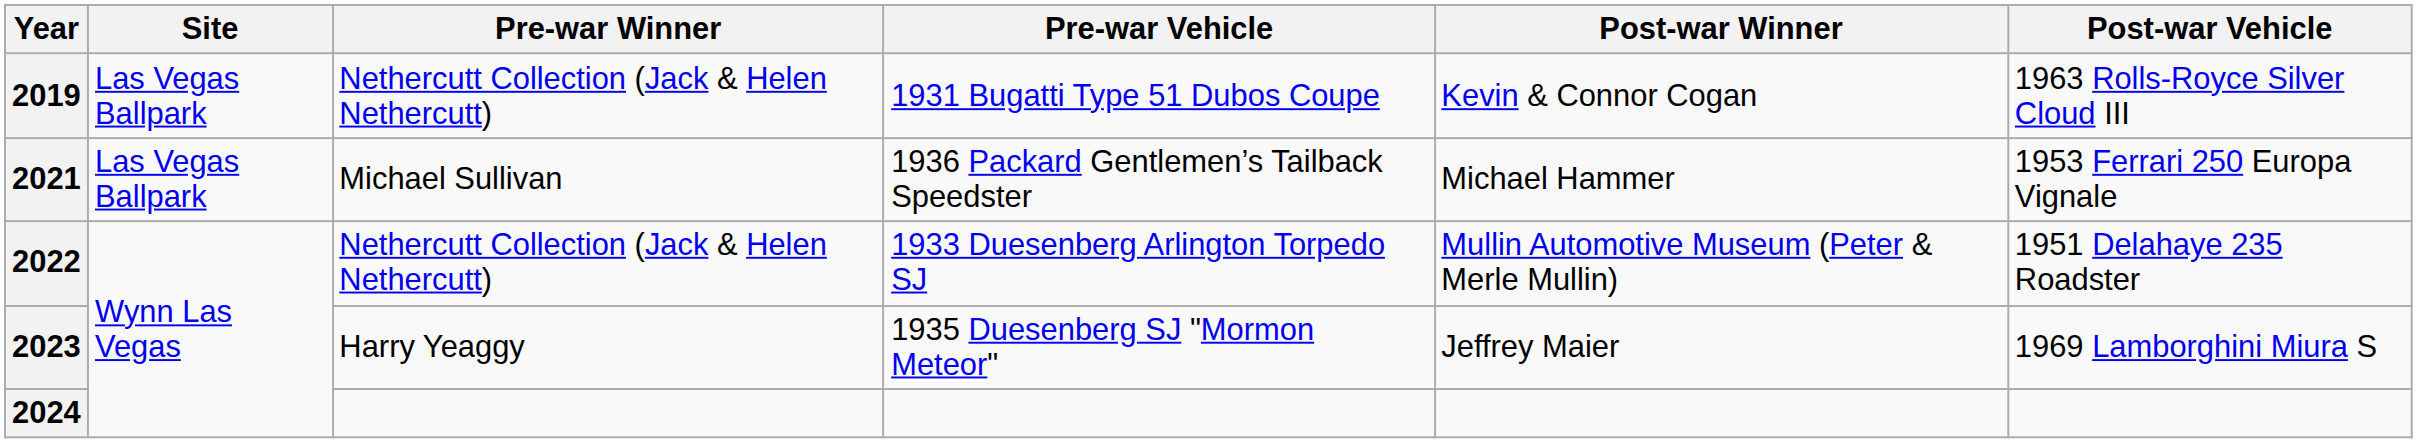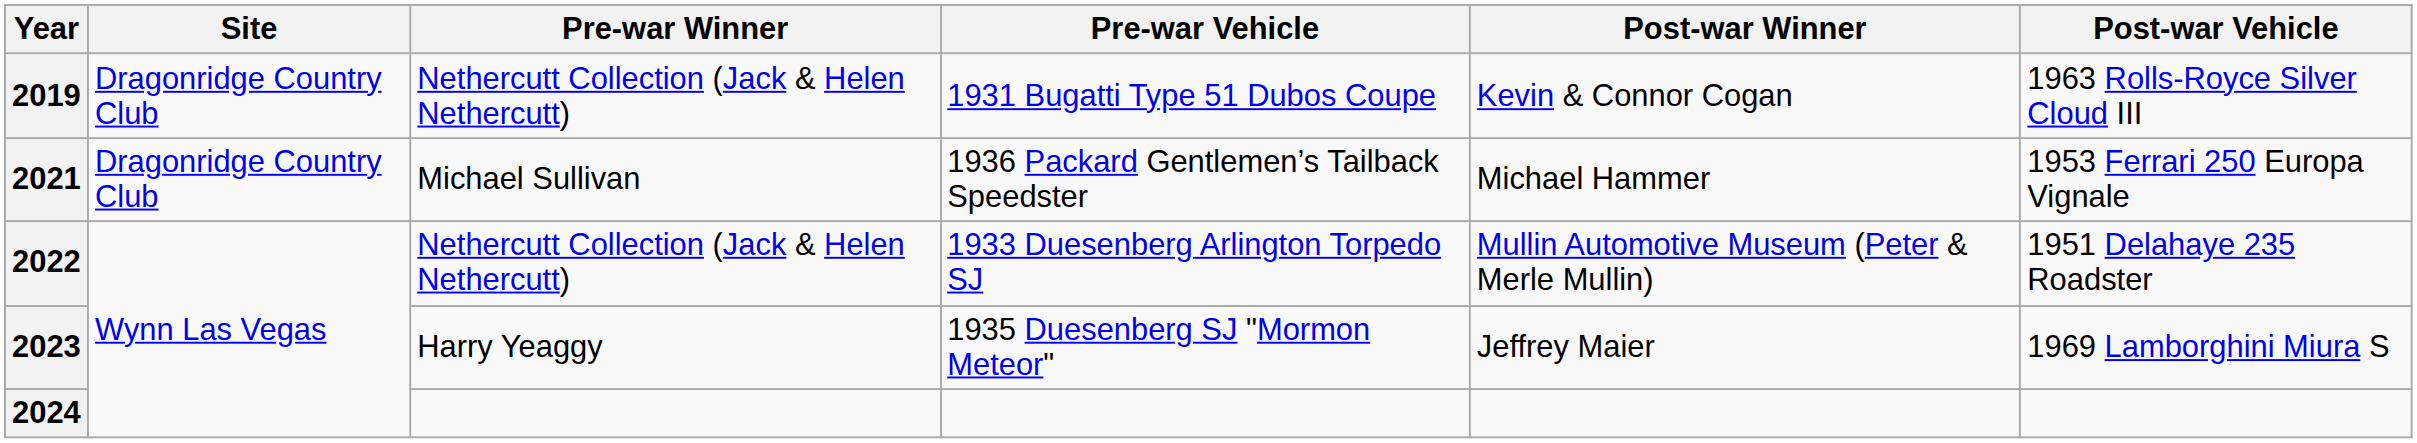(167, 95) Las Vegas Ballpark -> (238, 95) Dragonridge Country Club
(167, 179) Las Vegas Ballpark -> (238, 179) Dragonridge Country Club
